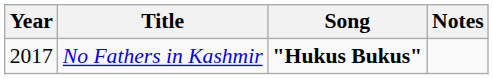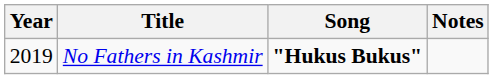(31, 55) 2017 -> (31, 55) 2019
